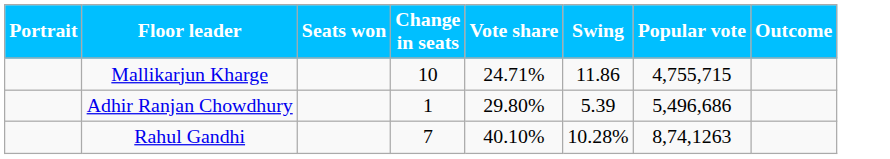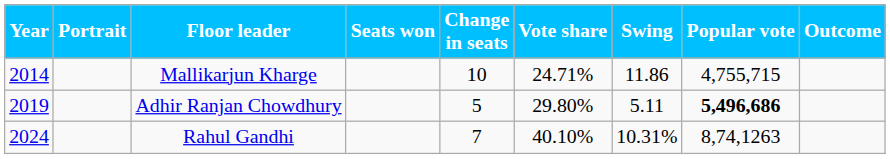+ column: (29, 31)
(428, 105) 1 -> (477, 105) 5
(598, 105) 5.39 -> (647, 105) 5.11
(692, 105) normal -> (741, 105) bold
(598, 136) 10.28% -> (647, 136) 10.31%
